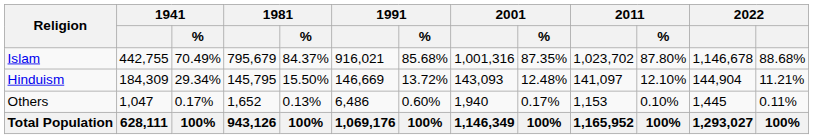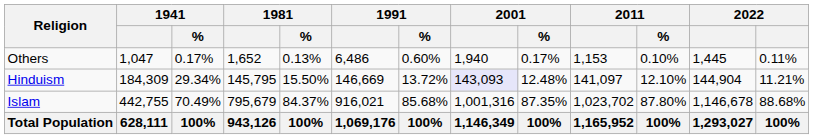rows swapped: (24, 58) <-> (28, 101)
(479, 79) no background -> (479, 79) lavender background
